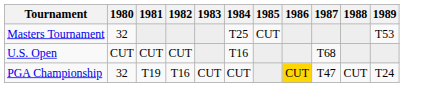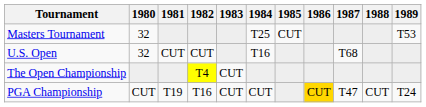(122, 53) CUT -> (144, 53) 32
+ row: (67, 73)
(122, 73) 32 -> (144, 92) CUT
